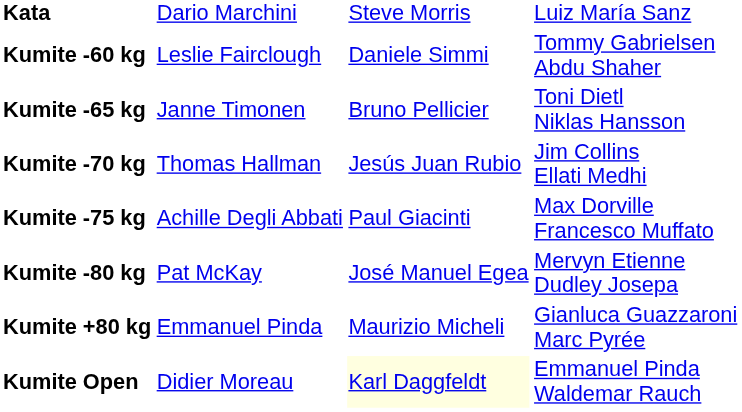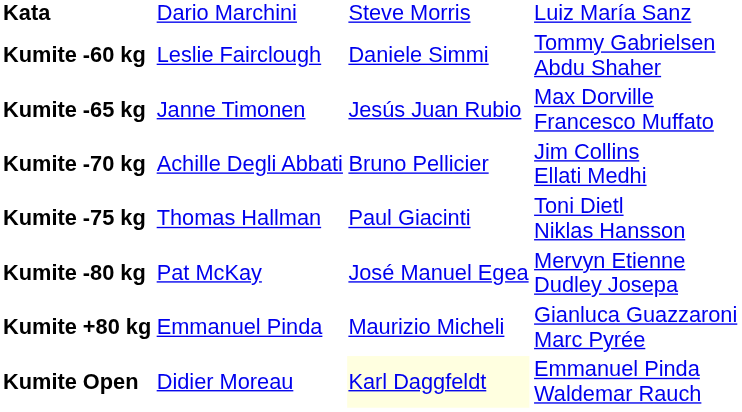(419, 109) Bruno Pellicier -> (435, 109) Jesús Juan Rubio
(610, 109) Toni Dietl Niklas Hansson -> (624, 109) Max Dorville Francesco Muffato
(239, 164) Thomas Hallman -> (250, 164) Achille Degli Abbati
(435, 164) Jesús Juan Rubio -> (419, 164) Bruno Pellicier
(250, 218) Achille Degli Abbati -> (239, 218) Thomas Hallman
(624, 218) Max Dorville Francesco Muffato -> (610, 218) Toni Dietl Niklas Hansson
